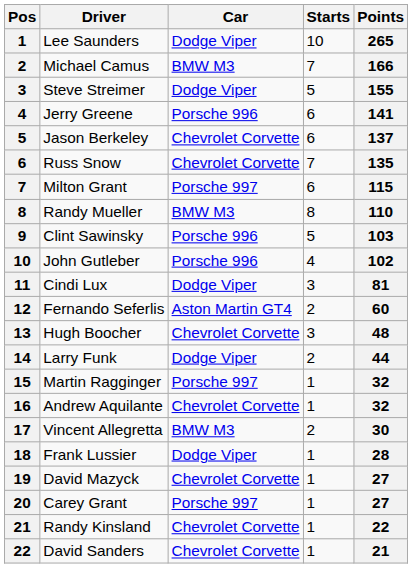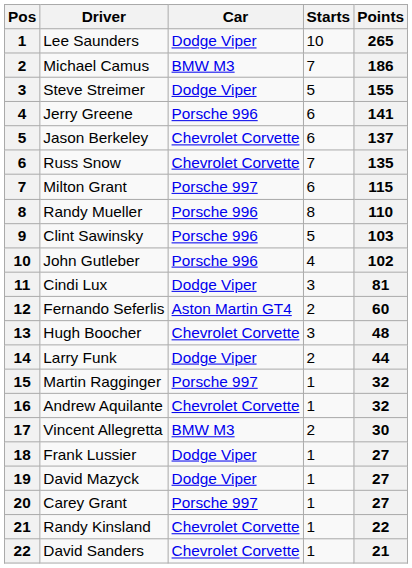(381, 65) 166 -> (381, 65) 186
(203, 211) BMW M3 -> (215, 211) Porsche 996
(381, 454) 28 -> (381, 454) 27
(236, 479) Chevrolet Corvette -> (214, 479) Dodge Viper
